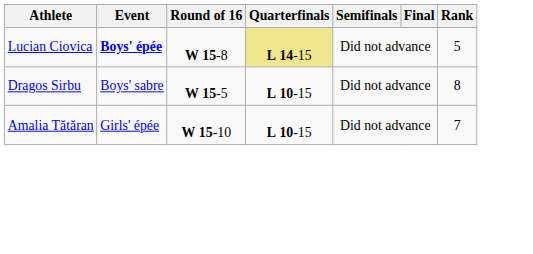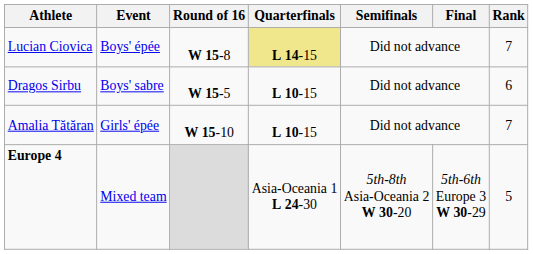(131, 47) bold -> (130, 47) normal
(457, 47) 5 -> (509, 47) 7
(457, 86) 8 -> (509, 86) 6
+ row: (35, 156)
